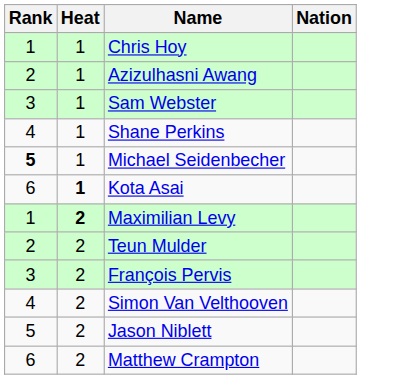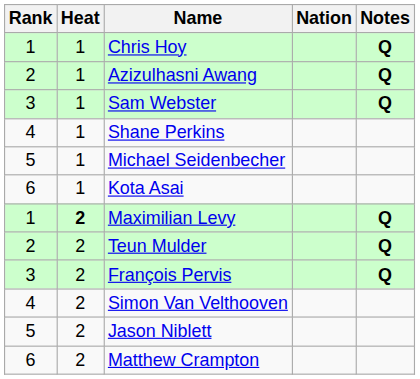+ column: (385, 18)
(31, 160) bold -> (31, 160) normal
(80, 189) bold -> (80, 189) normal
